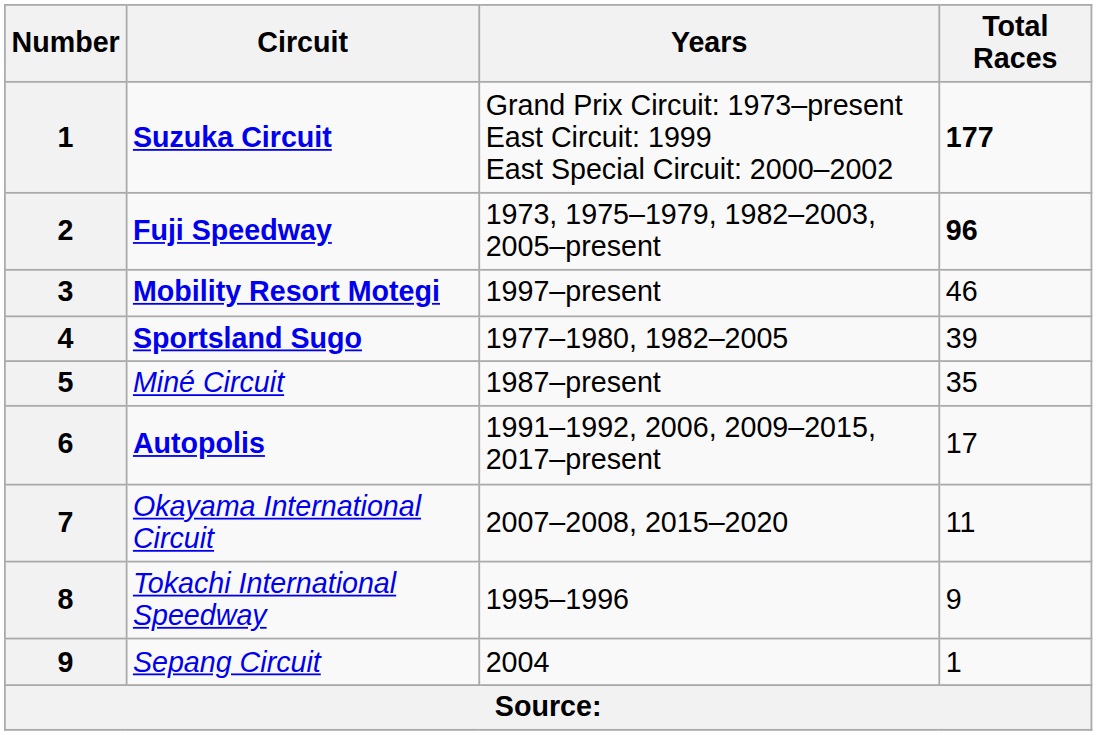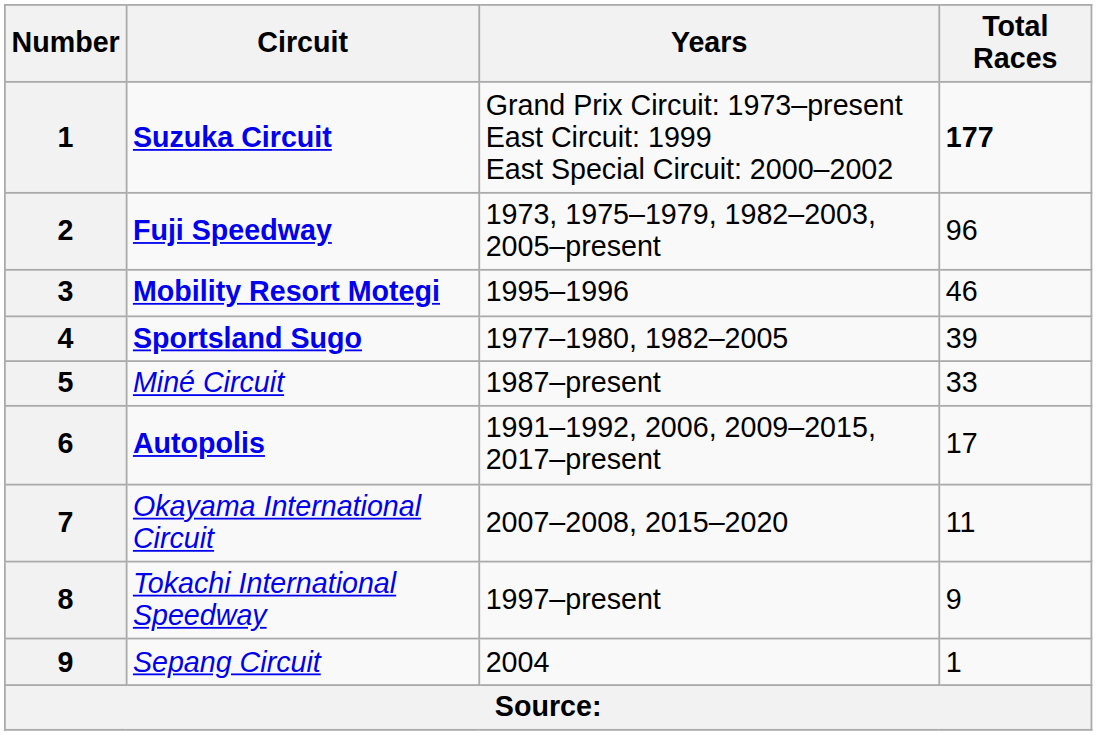(962, 230) bold -> (962, 230) normal
(573, 292) 1997–present -> (557, 292) 1995–1996
(962, 383) 35 -> (962, 383) 33
(557, 600) 1995–1996 -> (573, 600) 1997–present
